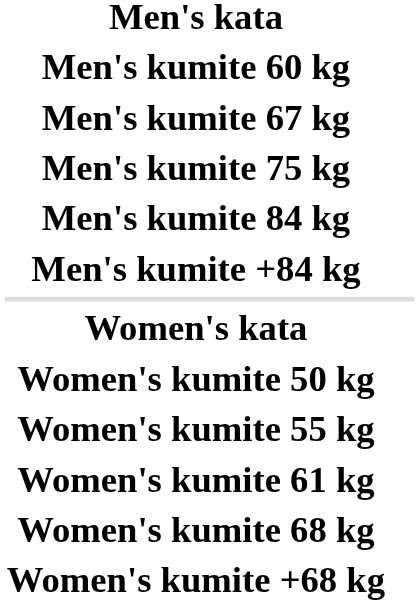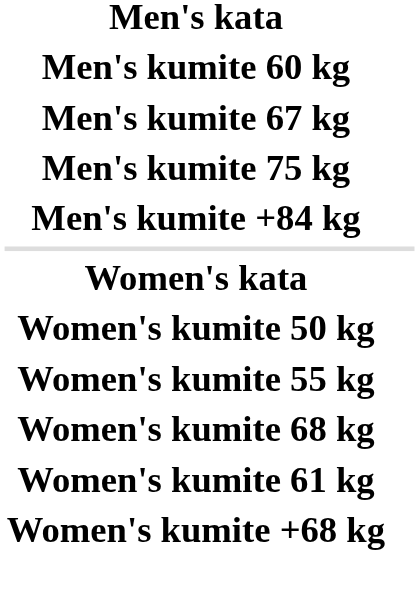- row: (196, 218)
rows swapped: (196, 479) <-> (196, 529)
